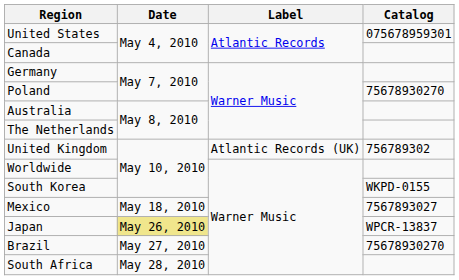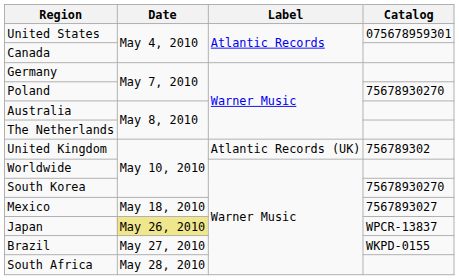(398, 188) WKPD-0155 -> (405, 188) 75678930270
(405, 245) 75678930270 -> (398, 245) WKPD-0155
